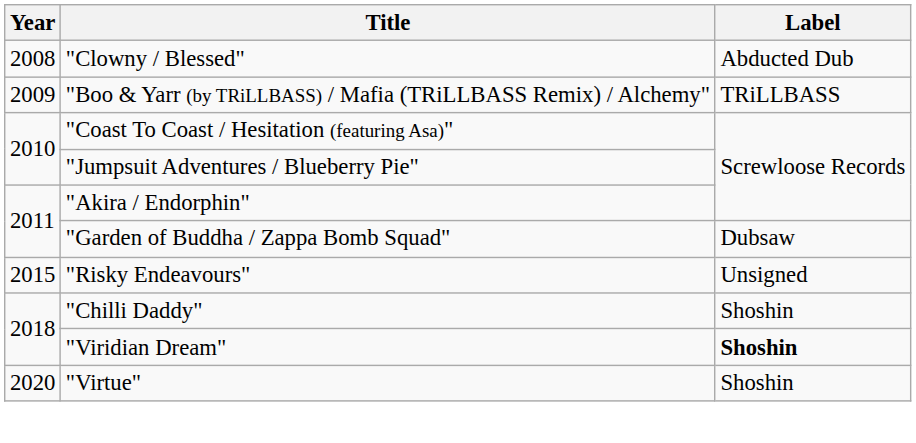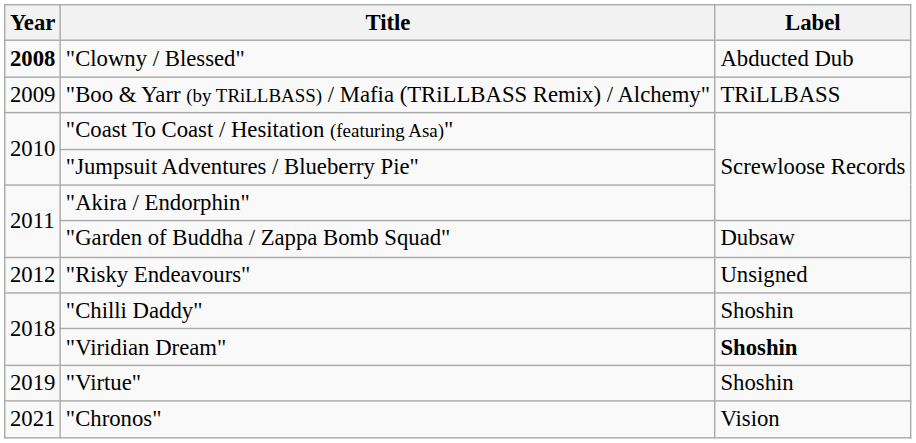(33, 58) normal -> (33, 58) bold
(33, 274) 2015 -> (33, 274) 2012
(33, 382) 2020 -> (33, 382) 2019
+ row: (114, 418)
